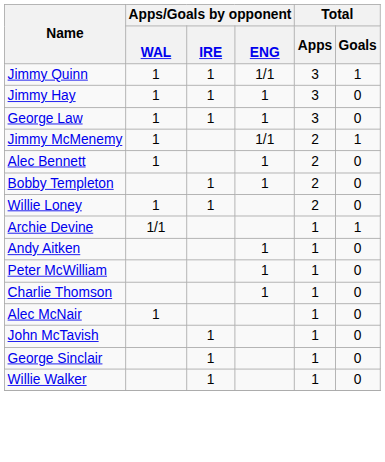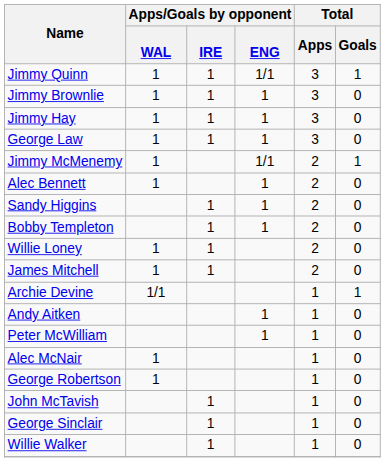+ row: (56, 96)
+ row: (52, 205)
+ row: (53, 270)
- row: (60, 292)
+ row: (64, 380)
